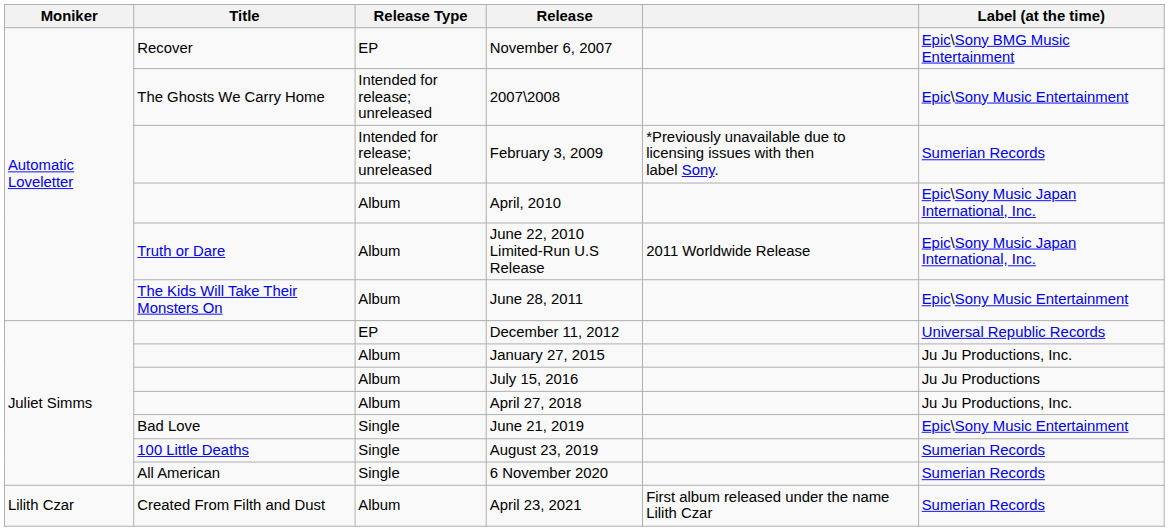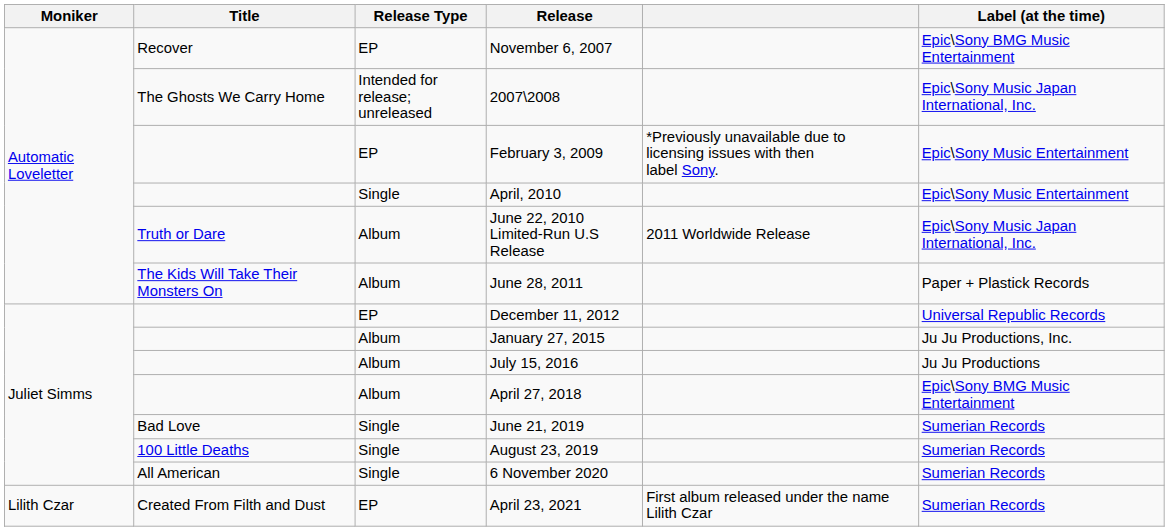(1025, 96) Epic\Sony Music Entertainment -> (999, 96) Epic\Sony Music Japan International, Inc.
(398, 154) Intended for release; unreleased -> (368, 154) EP
(983, 154) Sumerian Records -> (1025, 154) Epic\Sony Music Entertainment
(379, 202) Album -> (379, 194) Single
(999, 202) Epic\Sony Music Japan International, Inc. -> (1025, 194) Epic\Sony Music Entertainment
(1025, 300) Epic\Sony Music Entertainment -> (1005, 283) Paper + Plastick Records
(997, 402) Ju Ju Productions, Inc. -> (996, 394) Epic\Sony BMG Music Entertainment
(1025, 426) Epic\Sony Music Entertainment -> (983, 426) Sumerian Records
(379, 505) Album -> (368, 505) EP
